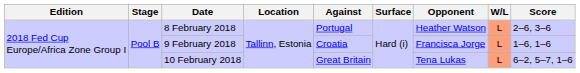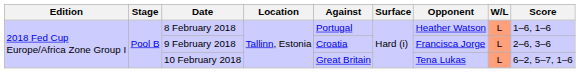(532, 27) 2–6, 3–6 -> (532, 27) 1–6, 1–6
(532, 43) 1–6, 1–6 -> (532, 43) 2–6, 3–6
